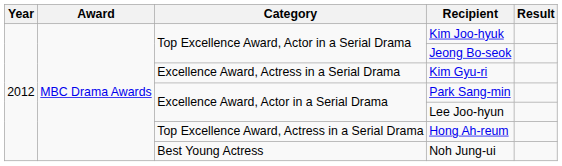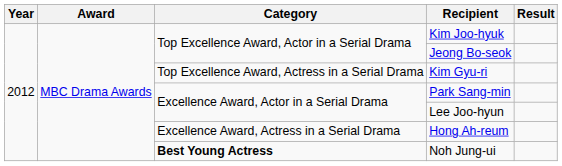(279, 72) Excellence Award, Actress in a Serial Drama -> (290, 72) Top Excellence Award, Actress in a Serial Drama
(290, 131) Top Excellence Award, Actress in a Serial Drama -> (279, 131) Excellence Award, Actress in a Serial Drama
(210, 151) normal -> (215, 151) bold
